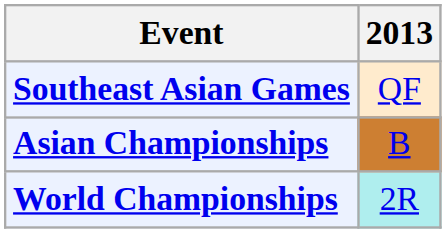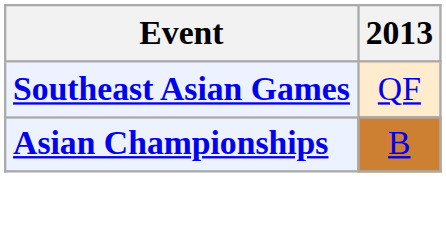- row: (175, 199)
